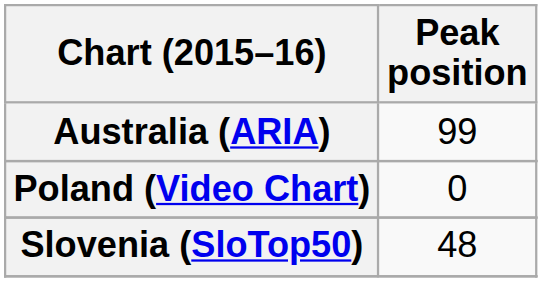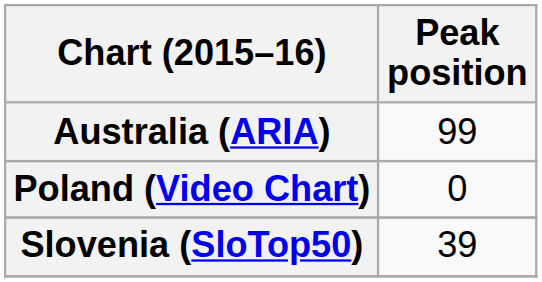(457, 245) 48 -> (457, 245) 39
